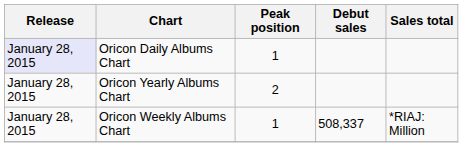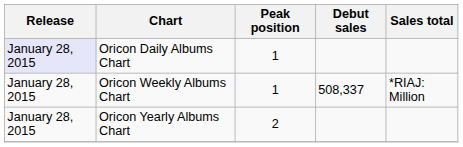rows swapped: (162, 124) <-> (159, 90)
